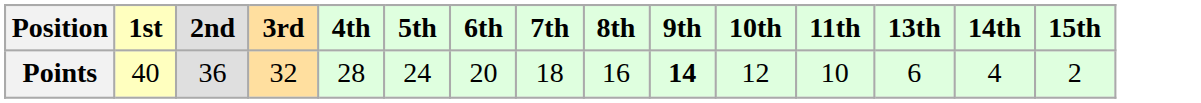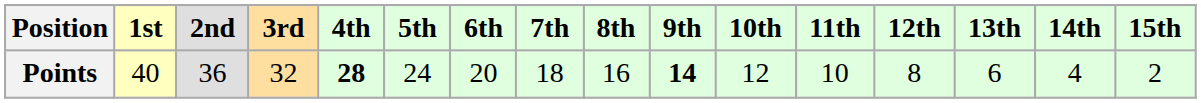+ column: (914, 27)
(351, 73) normal -> (351, 73) bold
